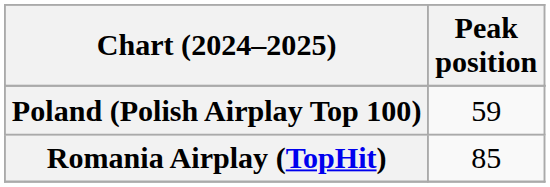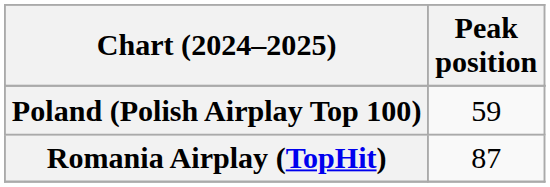(486, 157) 85 -> (486, 157) 87
